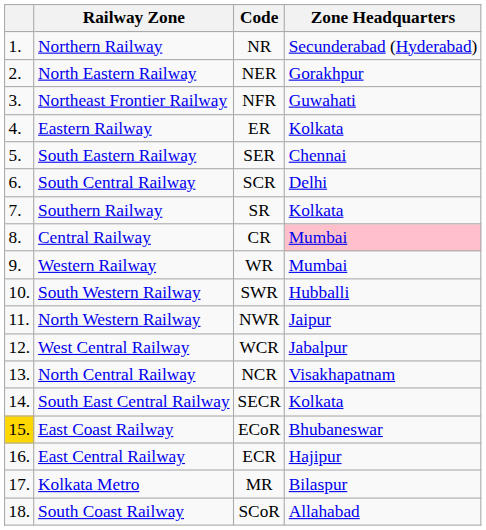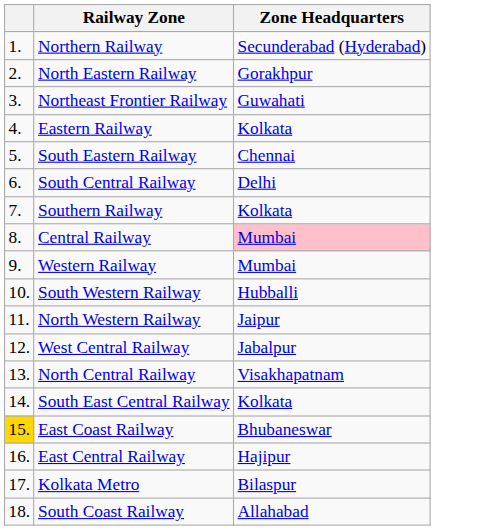- column: (259, 18)
